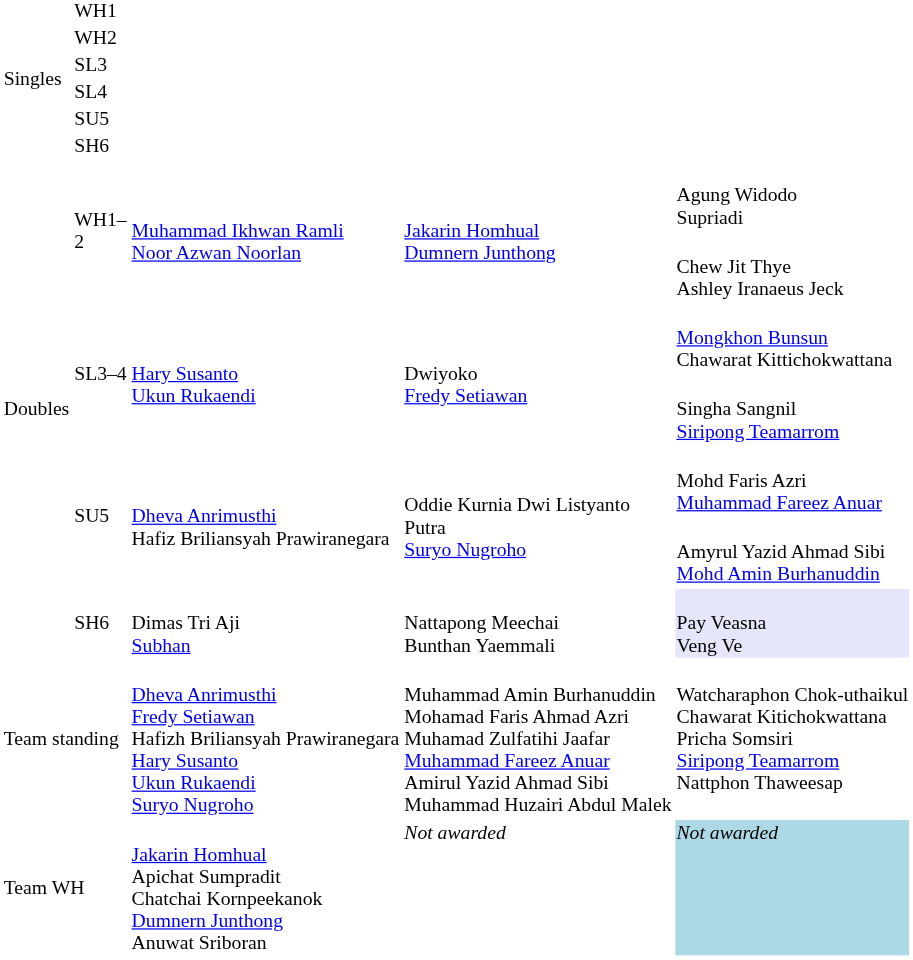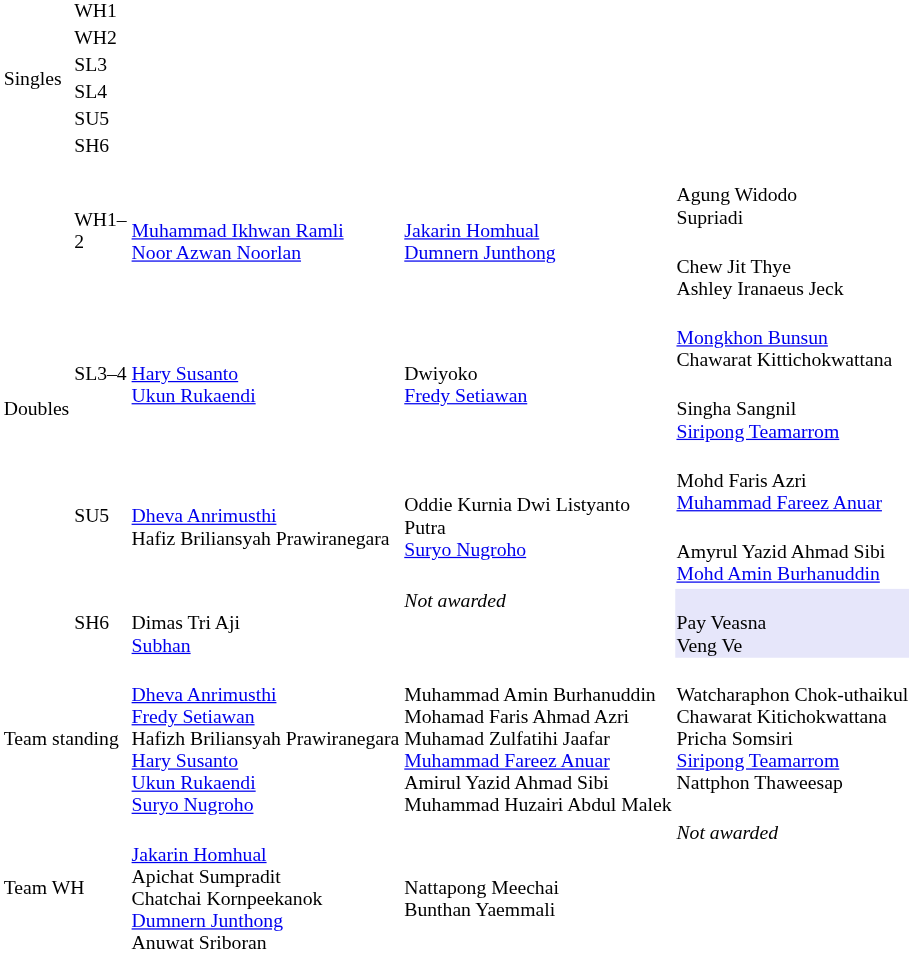(482, 634) Nattapong Meechai Bunthan Yaemmali -> (455, 601) Not awarded
(455, 832) Not awarded -> (482, 898) Nattapong Meechai Bunthan Yaemmali
(727, 832) lightblue background -> (727, 832) no background
